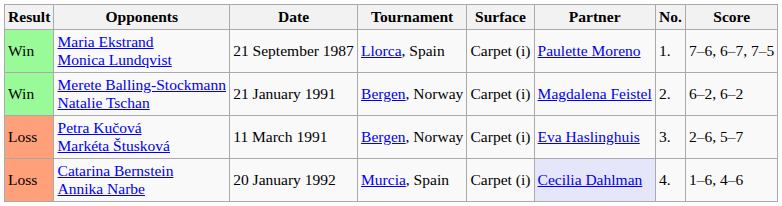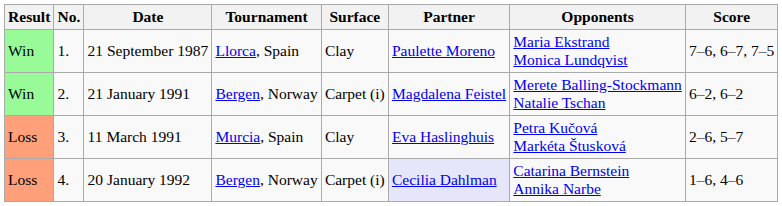columns swapped: (670, 16) <-> (142, 16)
(500, 50) Carpet (i) -> (340, 50) Clay
(412, 137) Bergen, Norway -> (259, 137) Murcia, Spain
(500, 137) Carpet (i) -> (340, 137) Clay
(405, 180) Murcia, Spain -> (267, 180) Bergen, Norway
